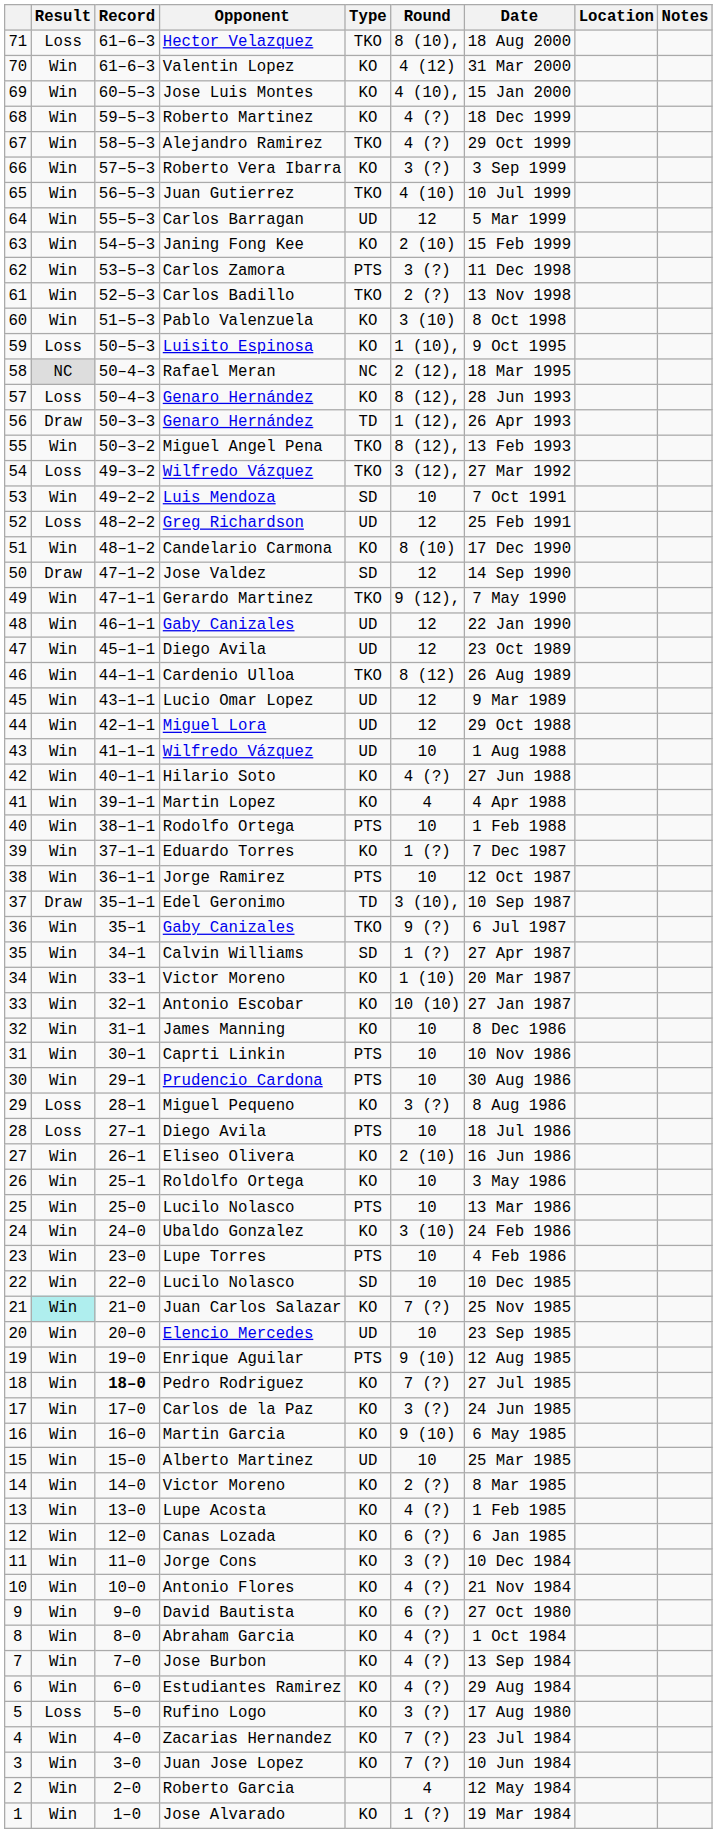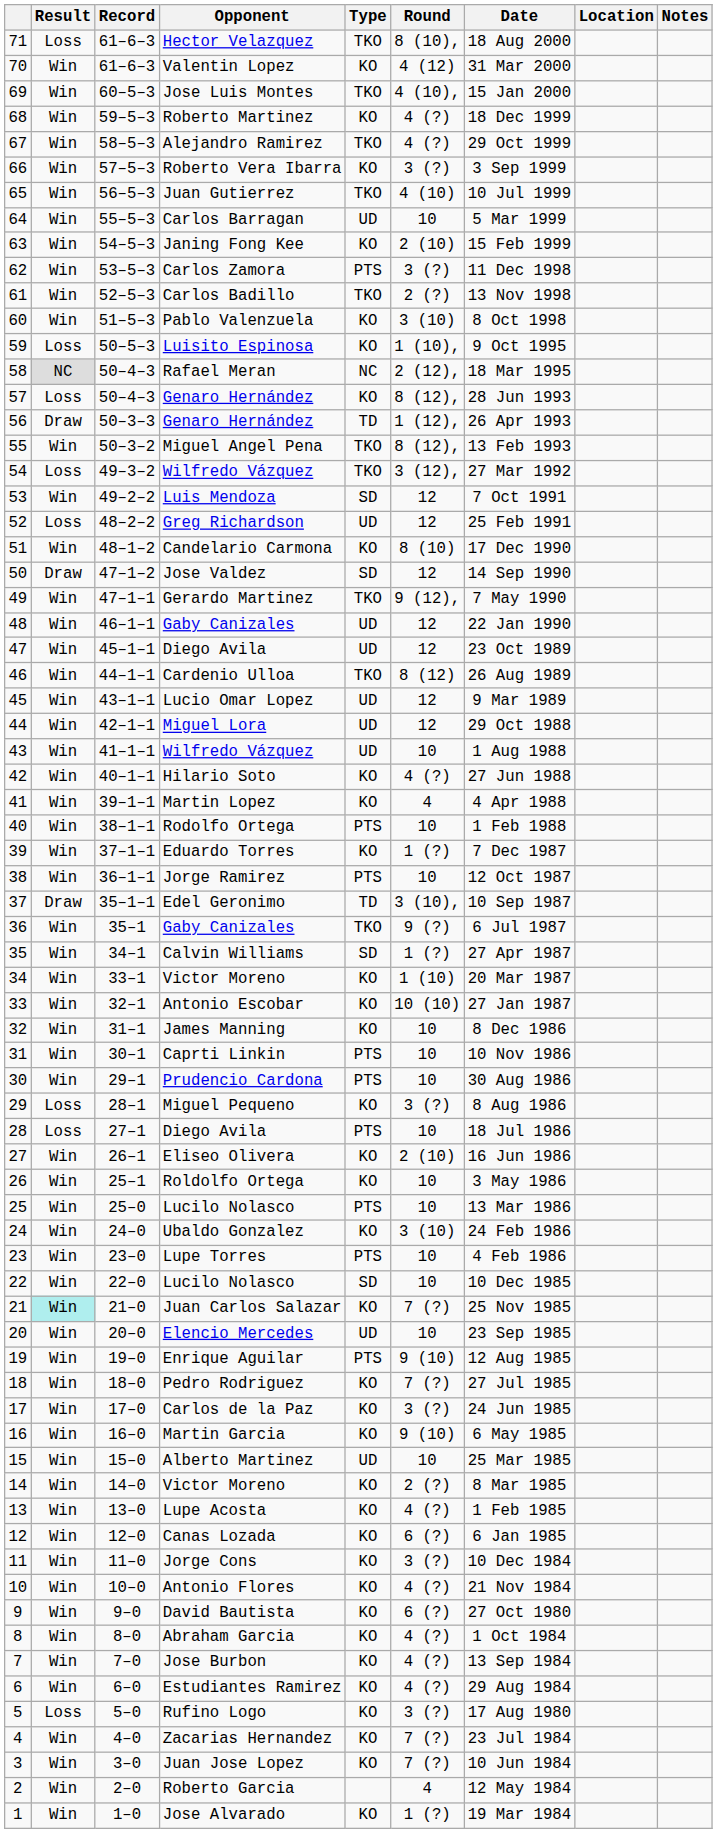(368, 94) KO -> (368, 94) TKO
(427, 220) 12 -> (427, 220) 10
(427, 499) 10 -> (427, 499) 12
(127, 1385) bold -> (127, 1385) normal
